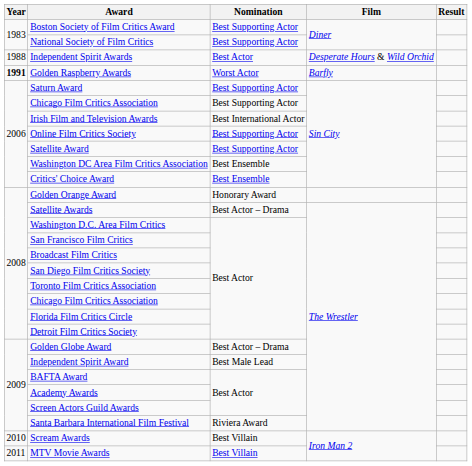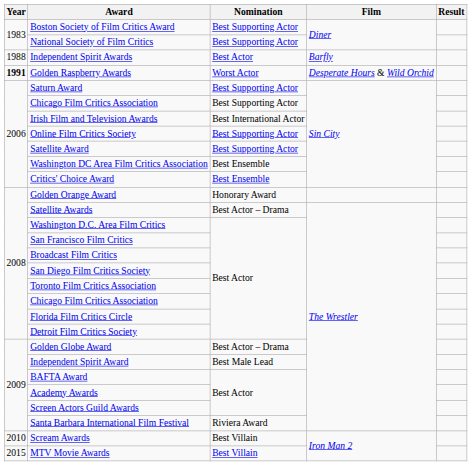(371, 57) Desperate Hours & Wild Orchid -> (321, 57) Barfly
(321, 73) Barfly -> (371, 73) Desperate Hours & Wild Orchid
(16, 453) 2011 -> (16, 453) 2015
